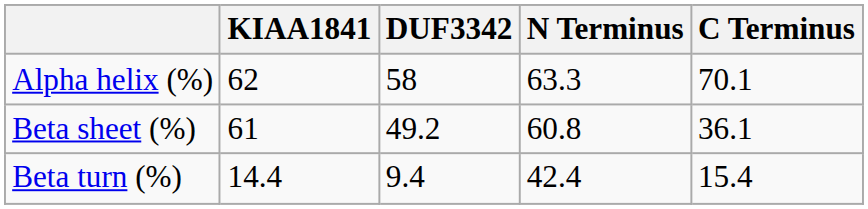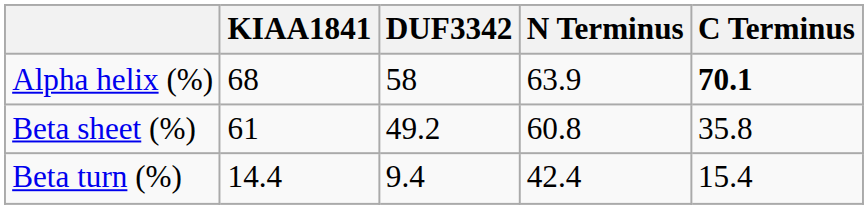(243, 78) 62 -> (243, 78) 68
(554, 78) 63.3 -> (554, 78) 63.9
(725, 78) normal -> (725, 78) bold
(725, 128) 36.1 -> (725, 128) 35.8
